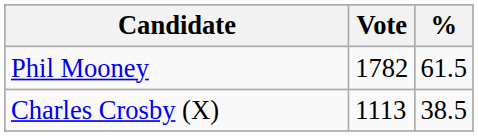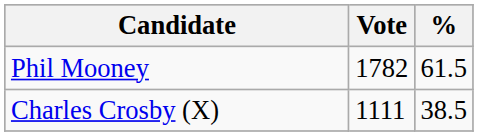(381, 109) 1113 -> (380, 109) 1111
